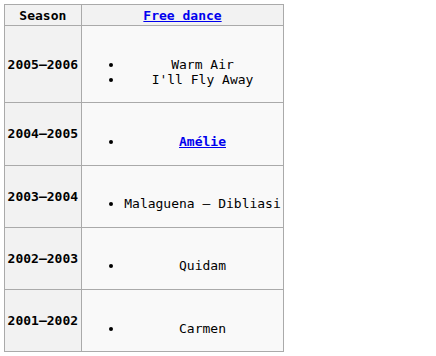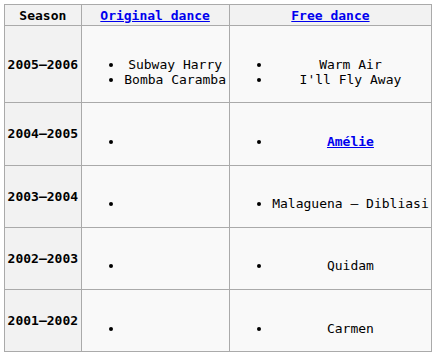+ column: (155, 15)
